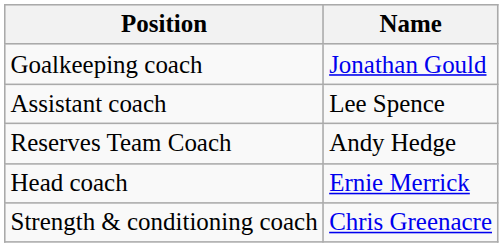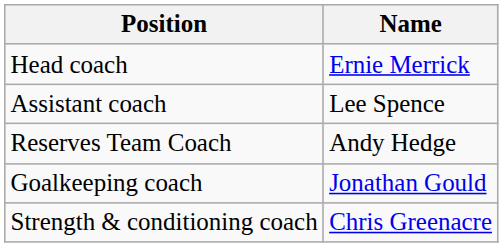rows swapped: (69, 182) <-> (107, 63)
